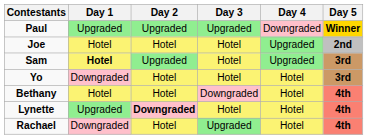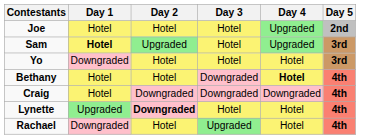- row: (36, 28)
(292, 93) normal -> (292, 77) bold
+ row: (36, 93)
